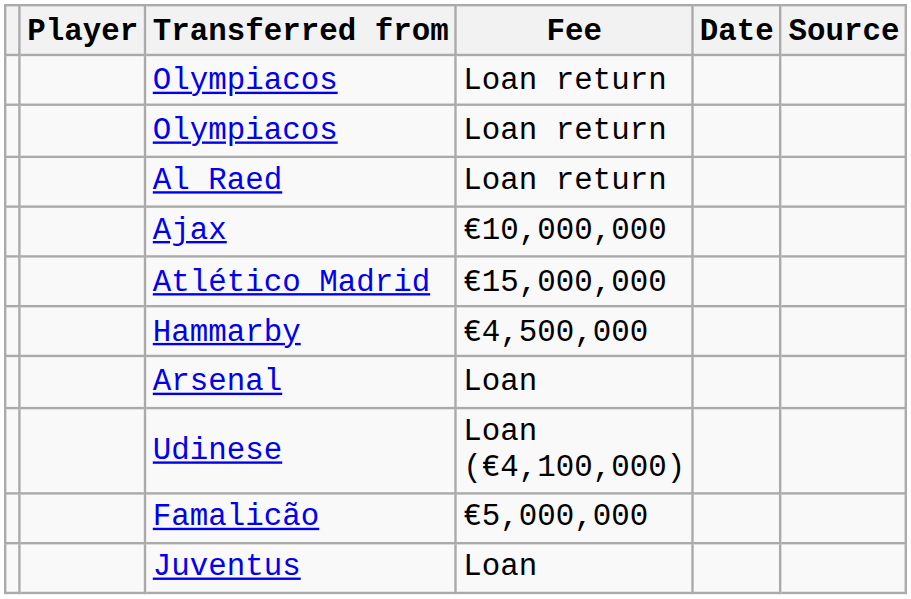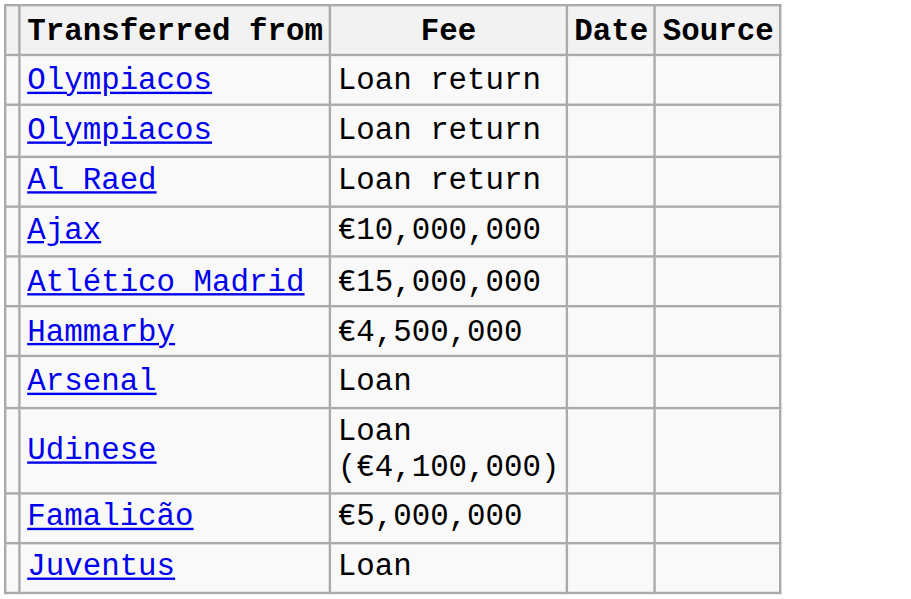- column: (83, 30)
